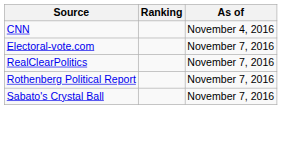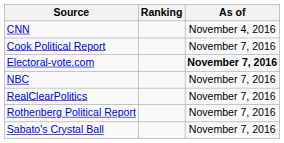+ row: (56, 46)
(231, 46) normal -> (232, 63) bold
+ row: (18, 79)
